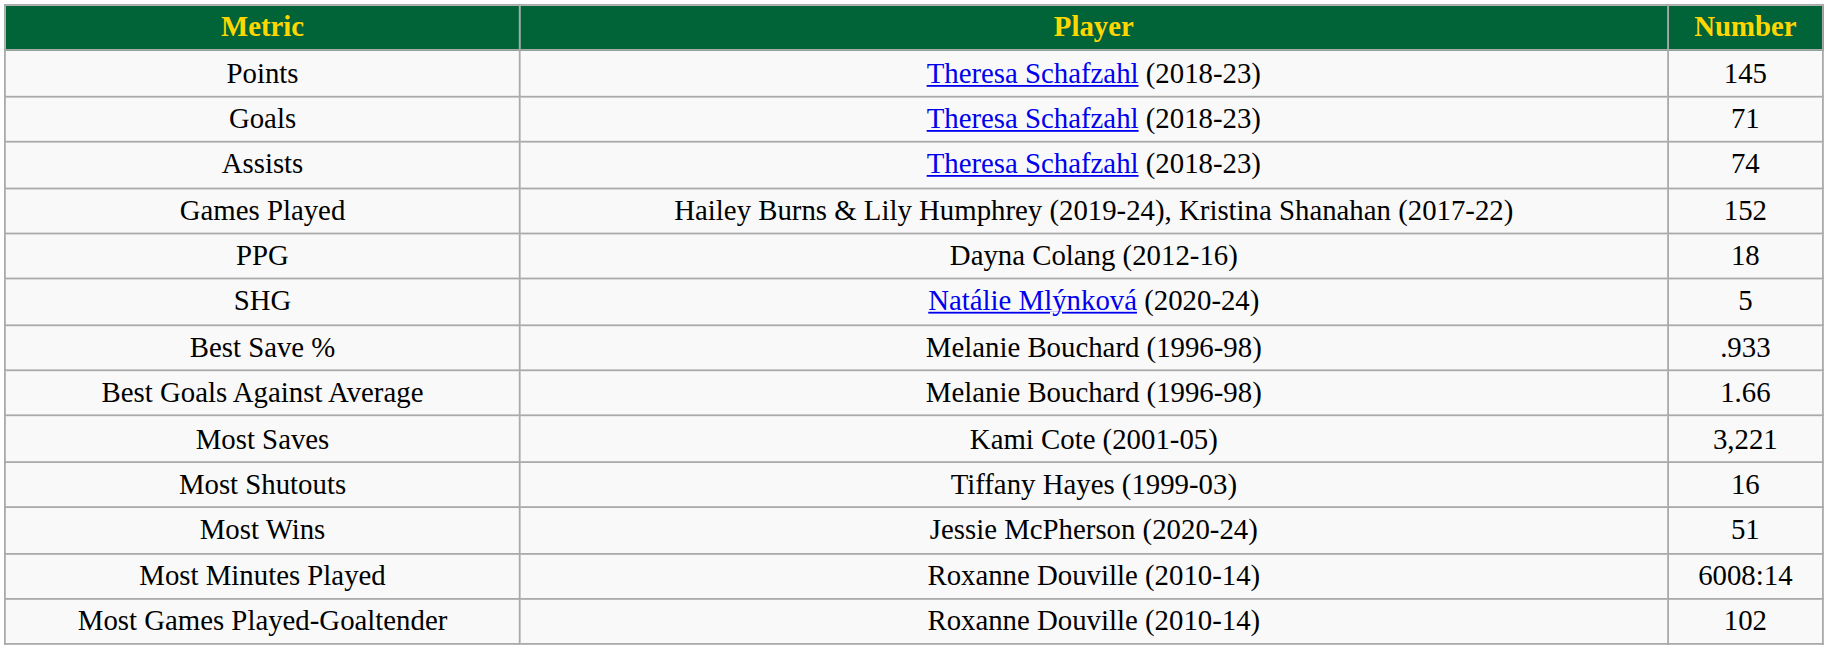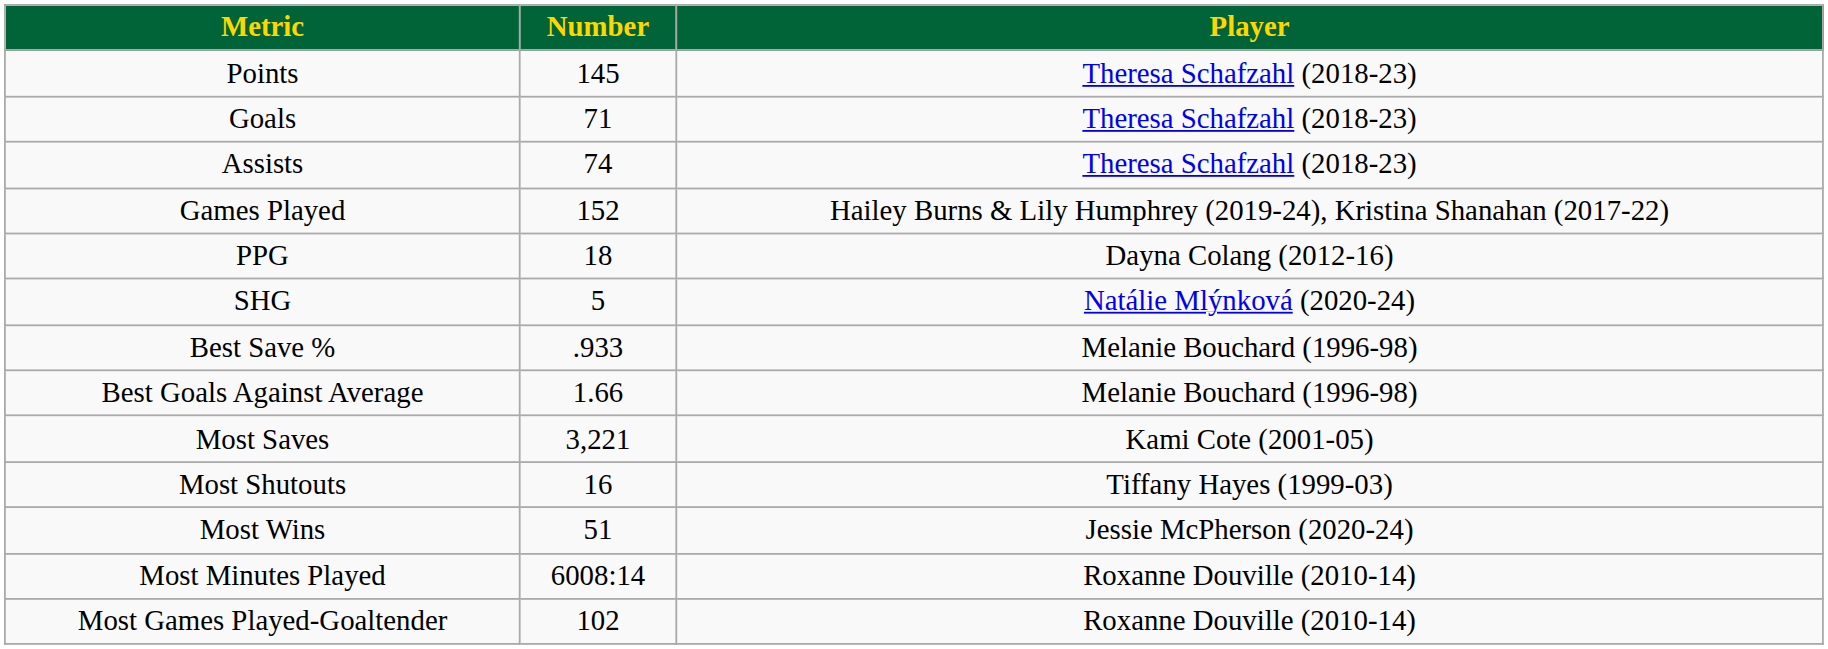columns swapped: (1745, 27) <-> (1094, 27)
